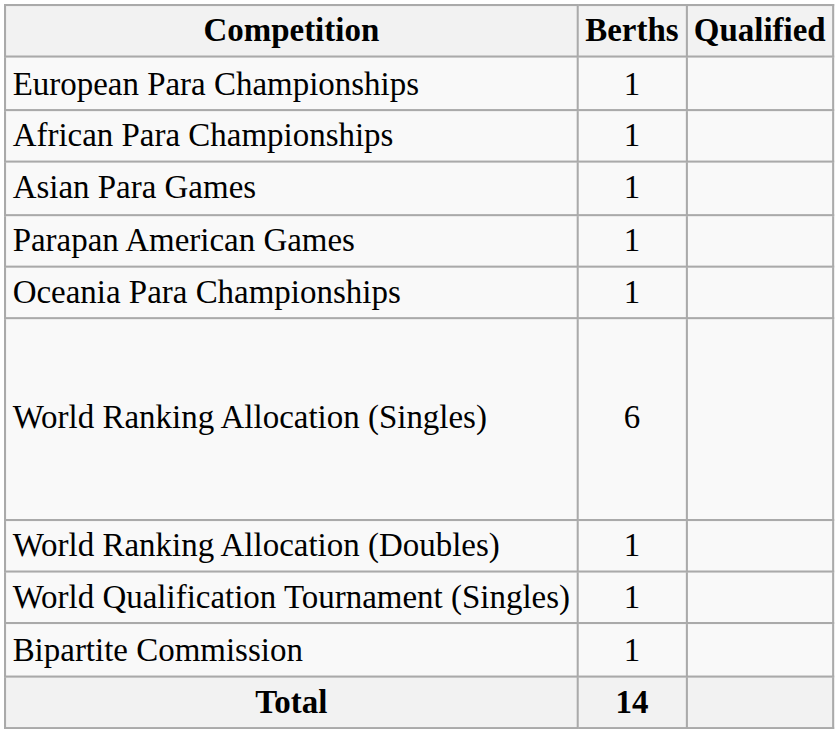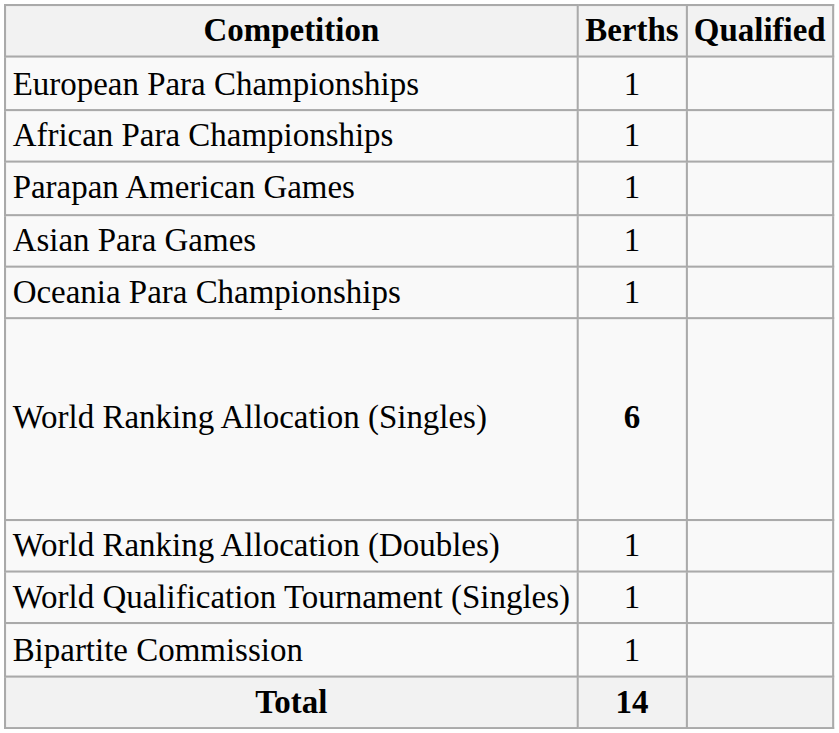rows swapped: (134, 187) <-> (184, 239)
(632, 418) normal -> (632, 418) bold
